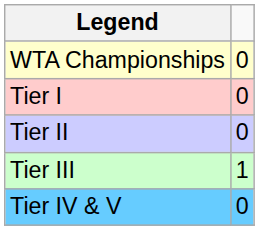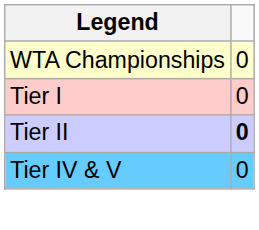(242, 133) normal -> (242, 133) bold
- row: (43, 170)
